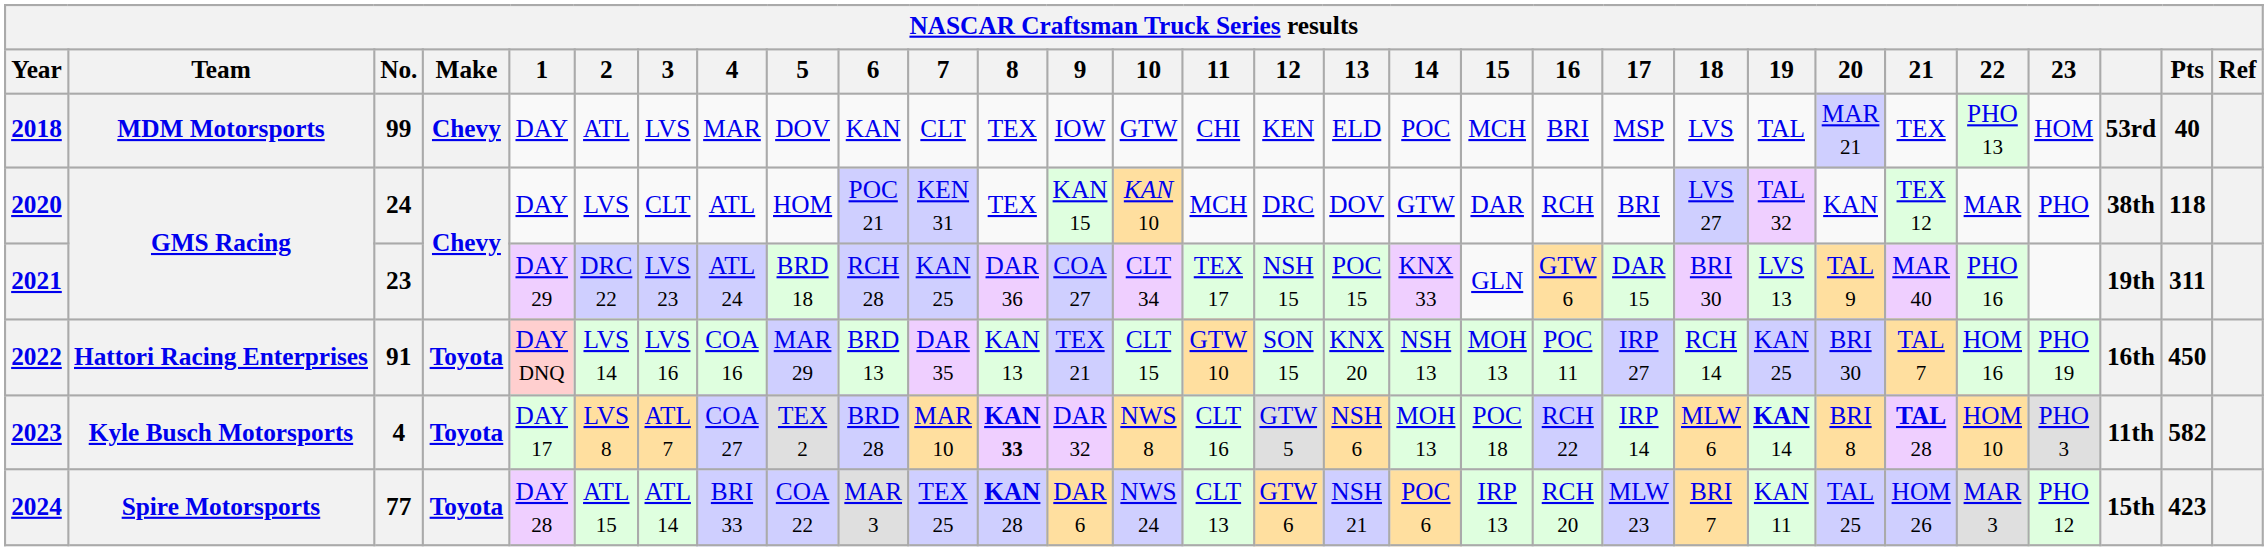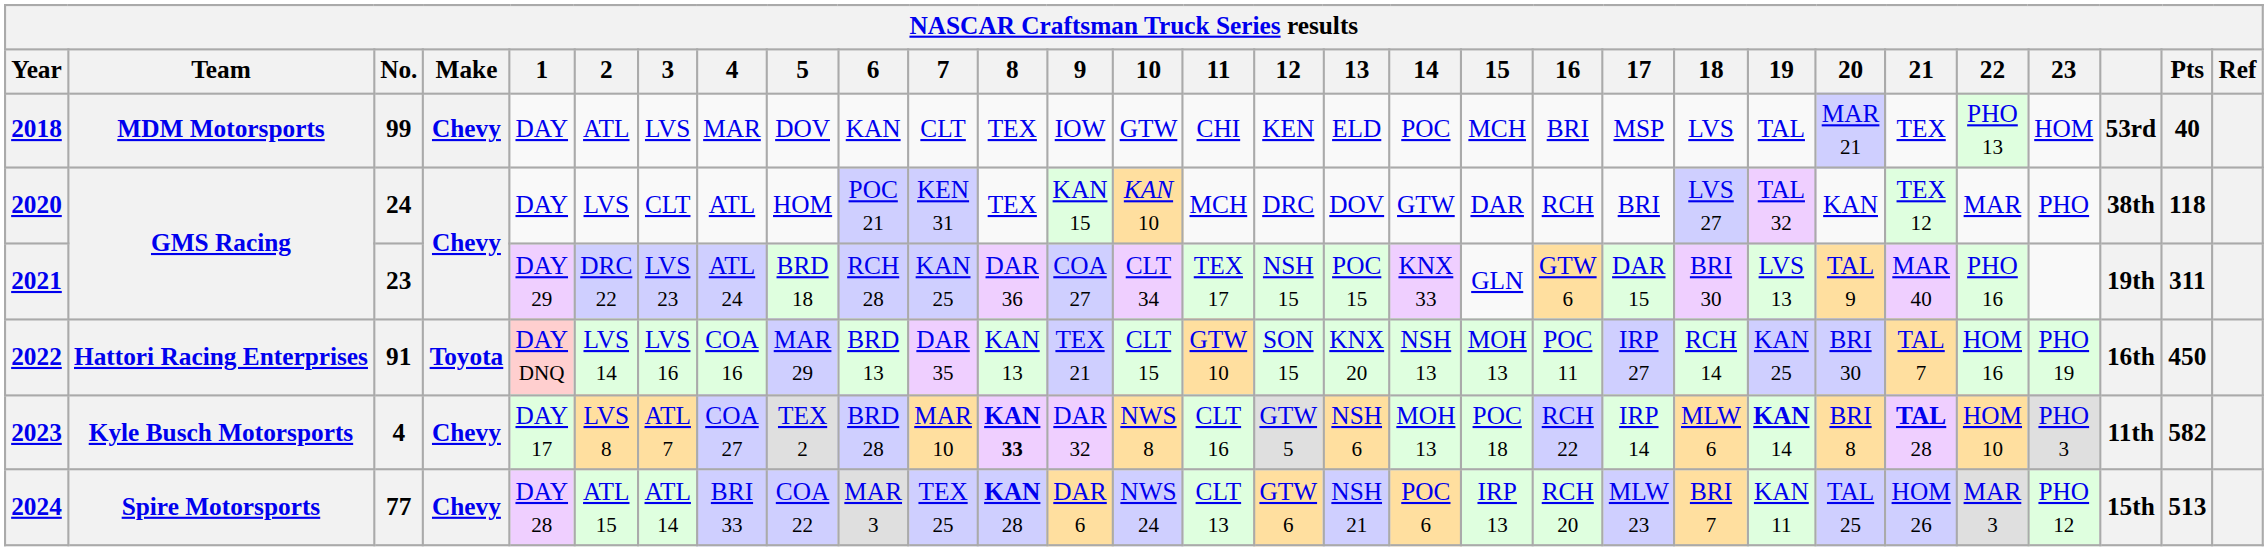(466, 431) Toyota -> (466, 431) Chevy
(466, 507) Toyota -> (466, 507) Chevy
(2187, 507) 423 -> (2187, 507) 513
